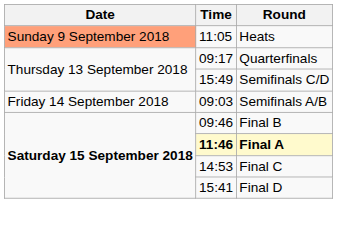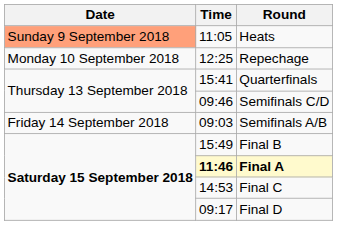+ row: (274, 58)
(216, 58) 09:17 -> (216, 79) 15:41
(216, 79) 15:49 -> (216, 101) 09:46
(216, 123) 09:46 -> (216, 144) 15:49
(216, 187) 15:41 -> (216, 209) 09:17
